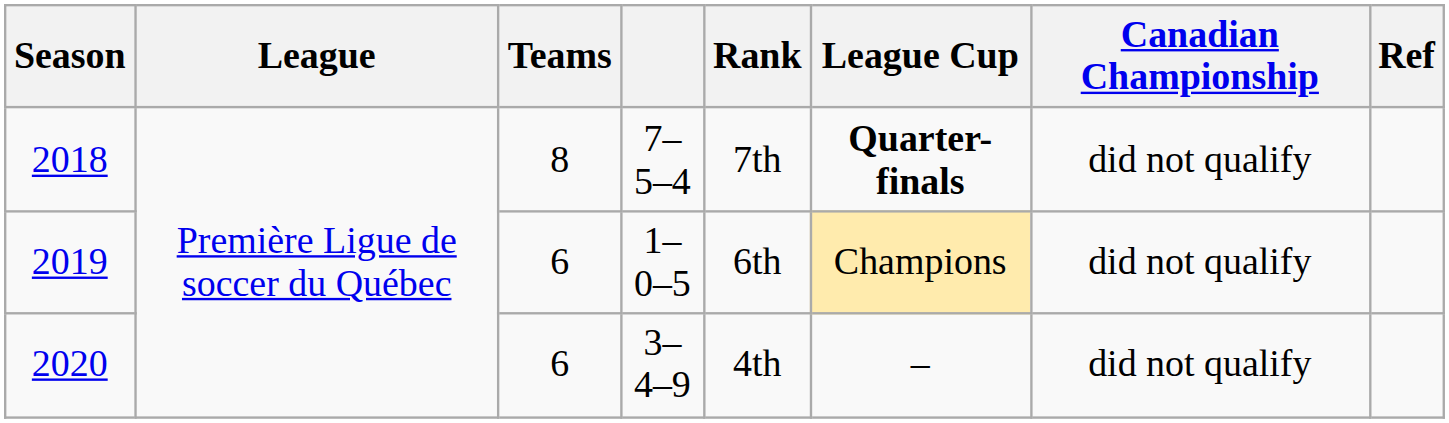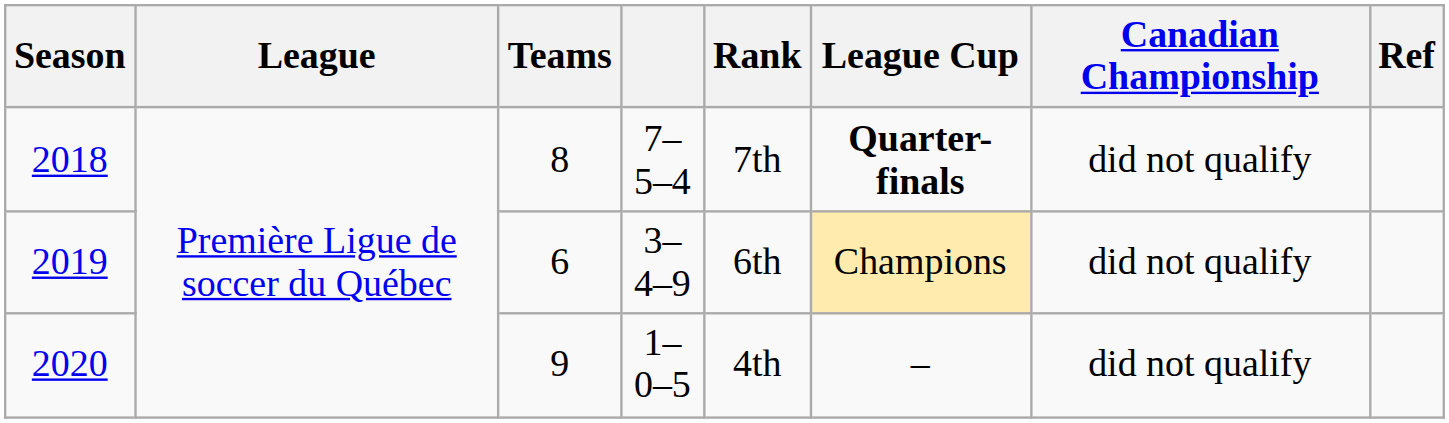(662, 261) 1–0–5 -> (662, 261) 3–4–9
(560, 364) 6 -> (560, 364) 9
(662, 364) 3–4–9 -> (662, 364) 1–0–5
